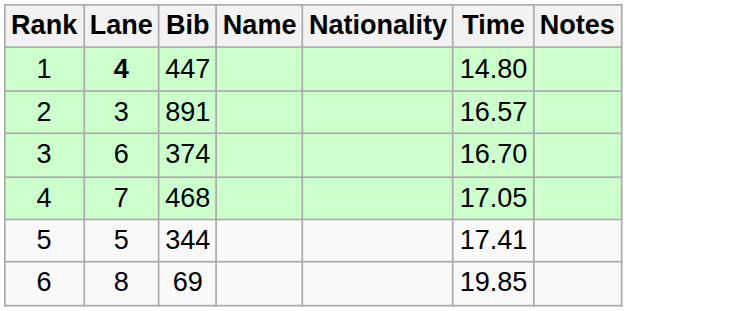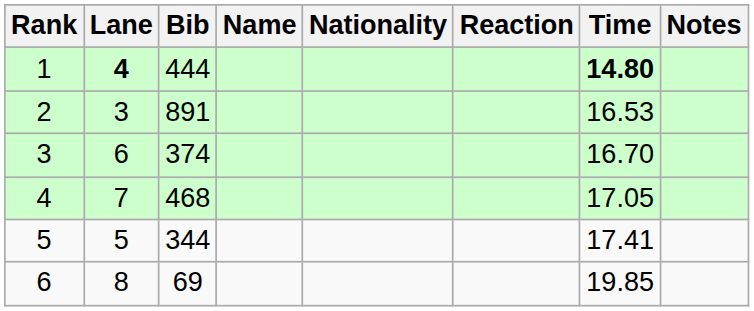+ column: (517, 25)
(188, 68) 447 -> (188, 68) 444
(493, 68) normal -> (620, 68) bold
(493, 111) 16.57 -> (620, 111) 16.53
